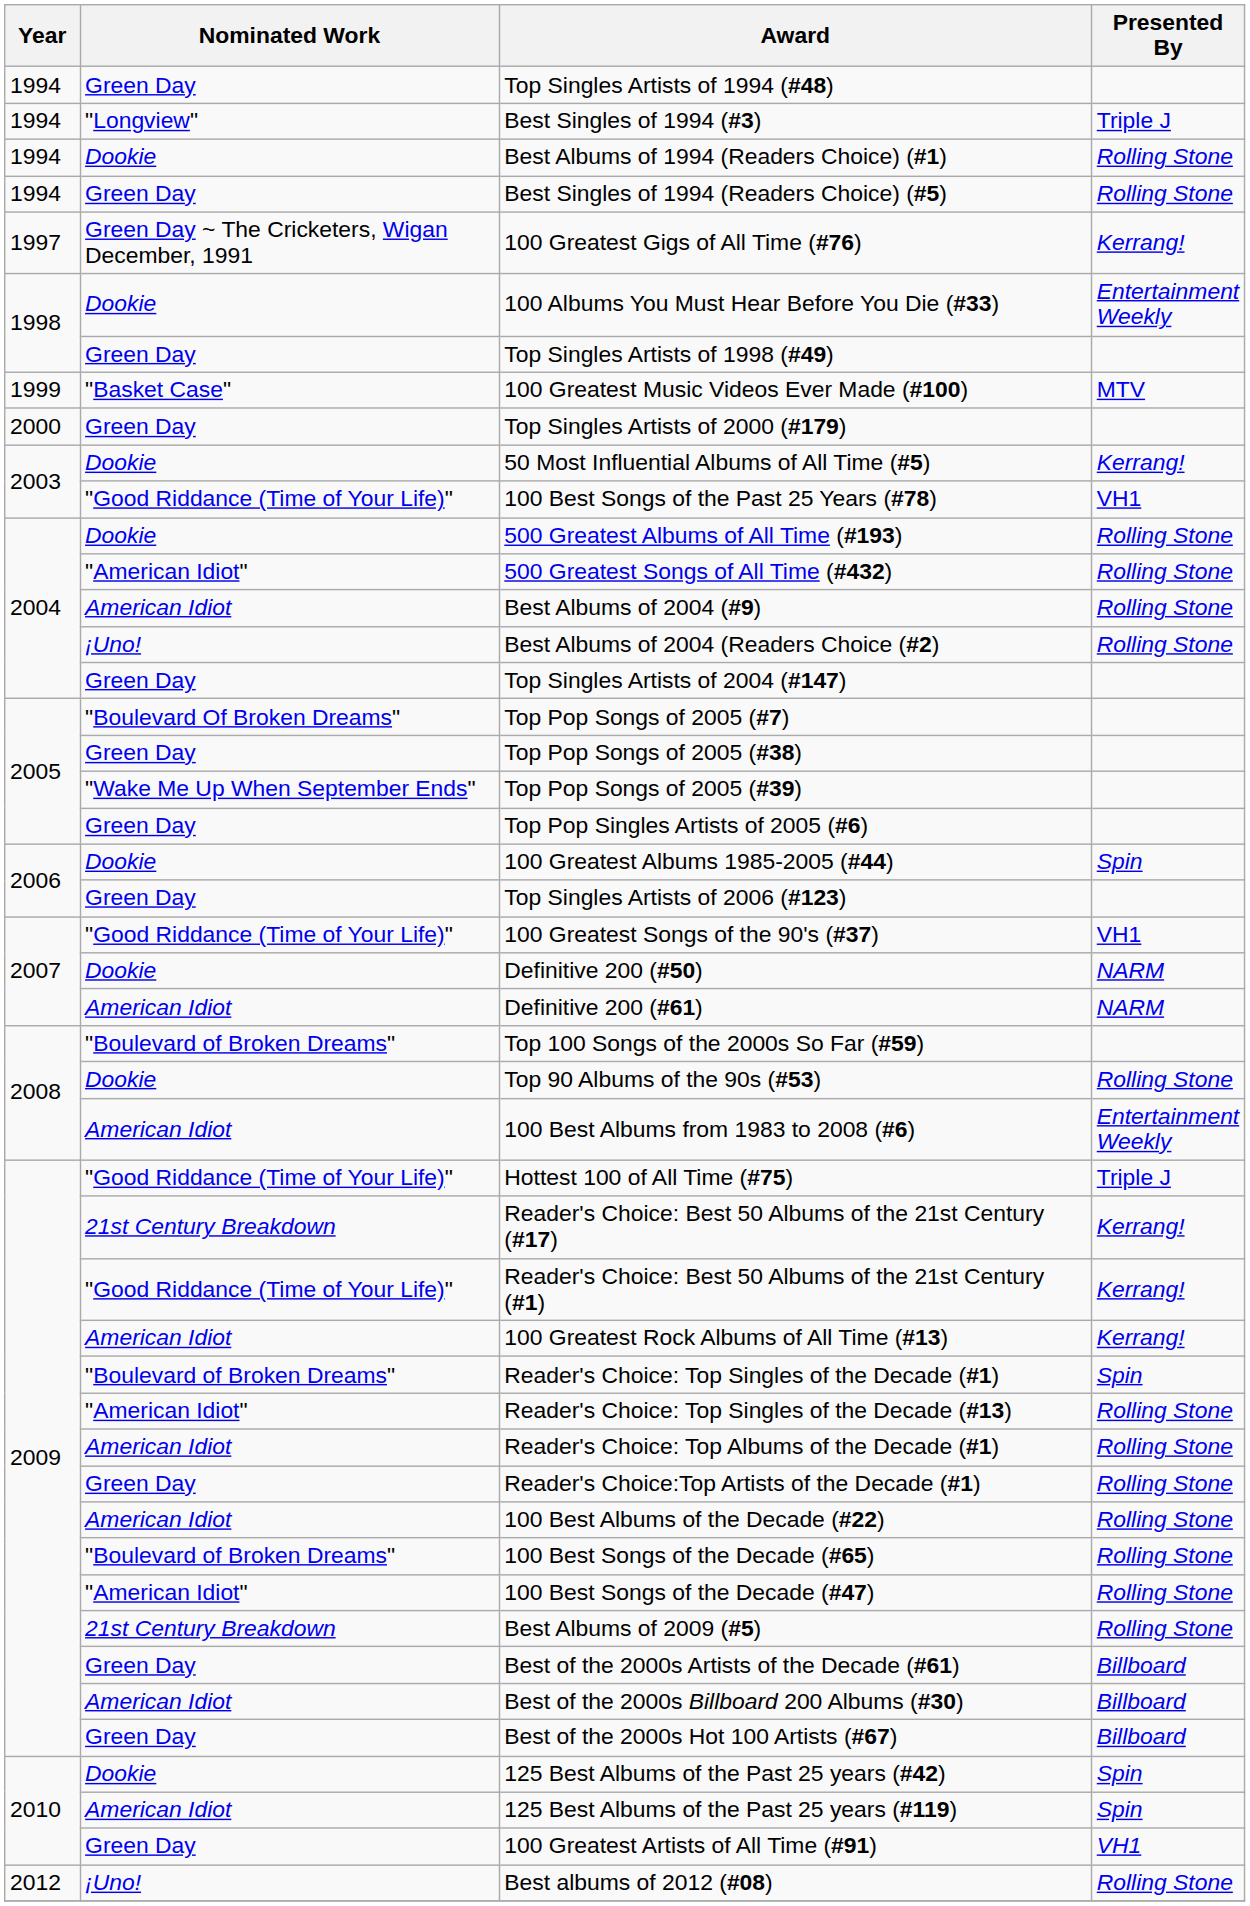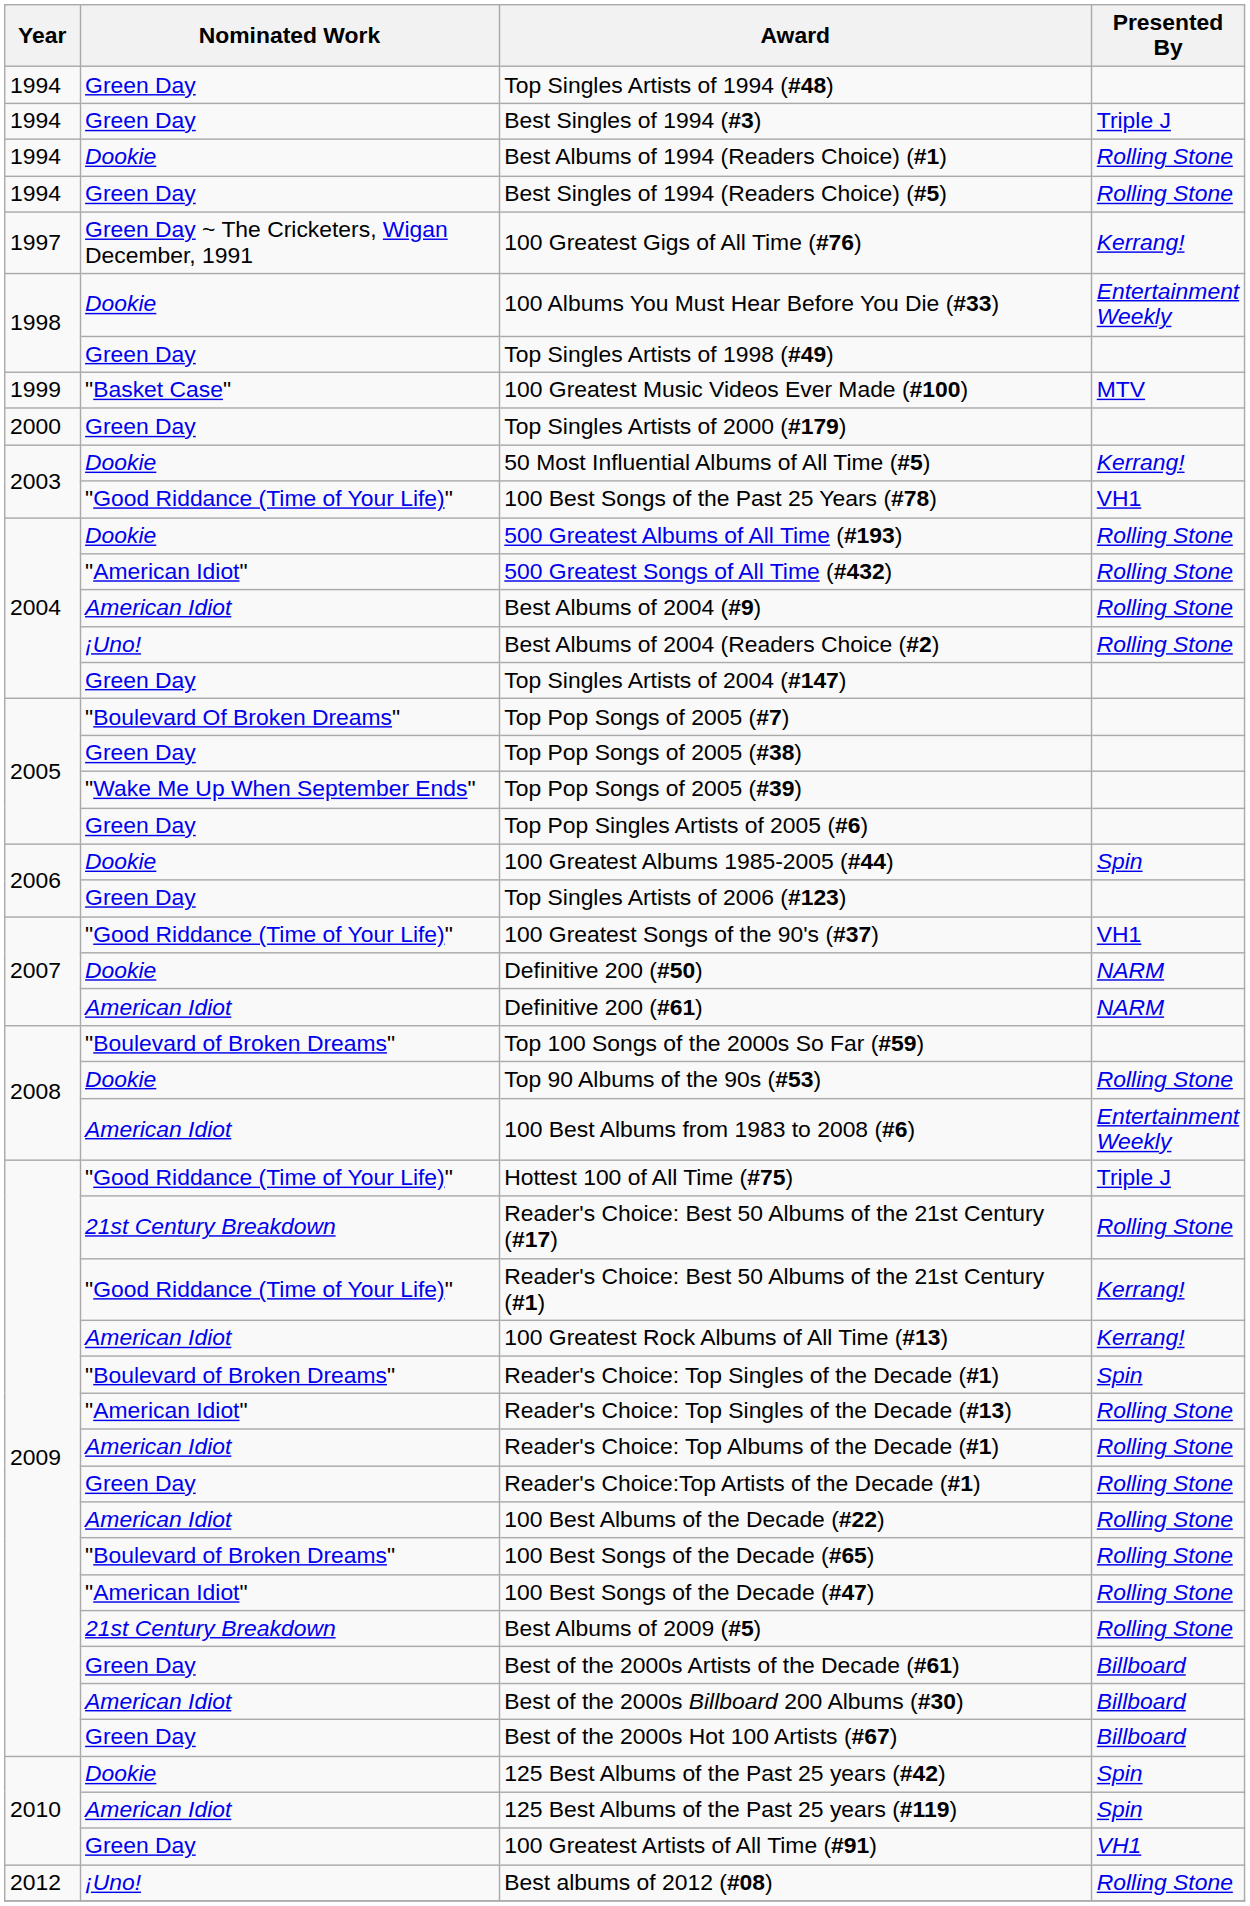(142, 120) "Longview" -> (140, 120) Green Day
(1141, 1227) Kerrang! -> (1165, 1227) Rolling Stone
